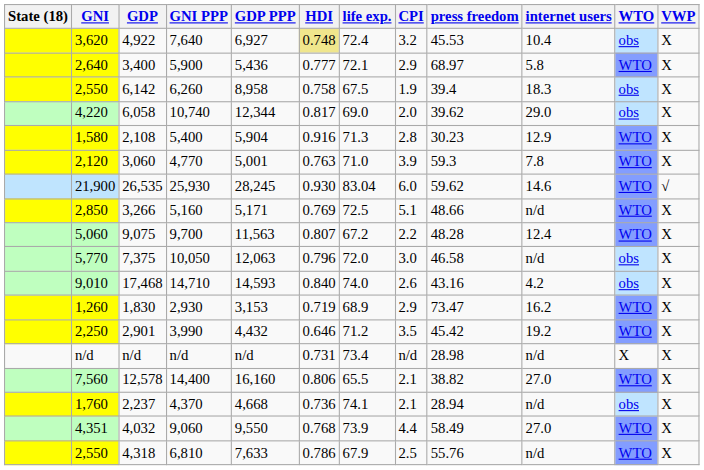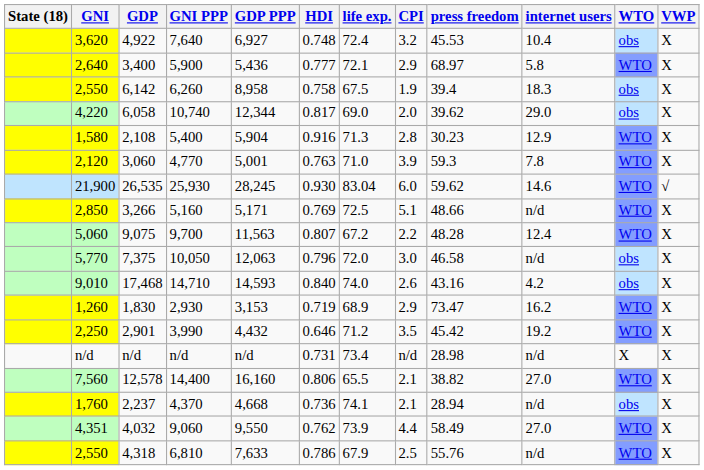(319, 40) khaki background -> (319, 40) no background
(319, 428) 0.768 -> (319, 428) 0.762
